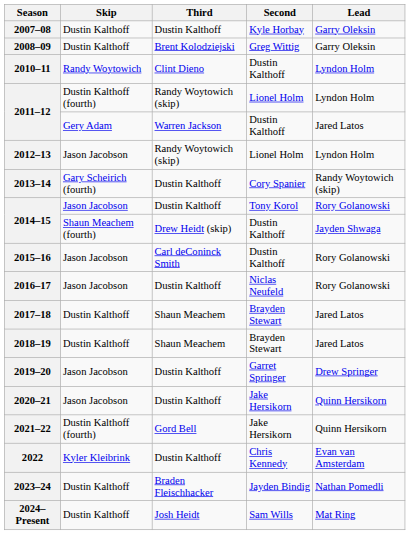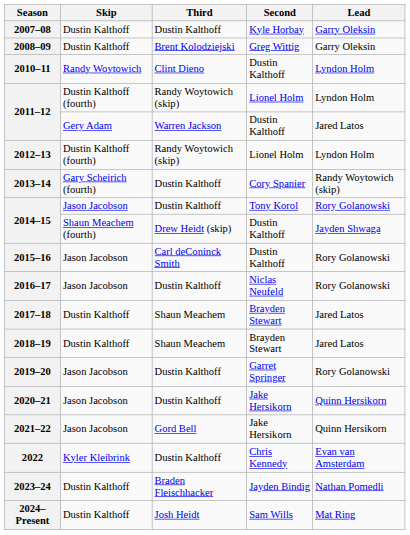(95, 154) Jason Jacobson -> (96, 154) Dustin Kalthoff (fourth)
(346, 372) Drew Springer -> (353, 372) Rory Golanowski
(96, 429) Dustin Kalthoff (fourth) -> (95, 429) Jason Jacobson
